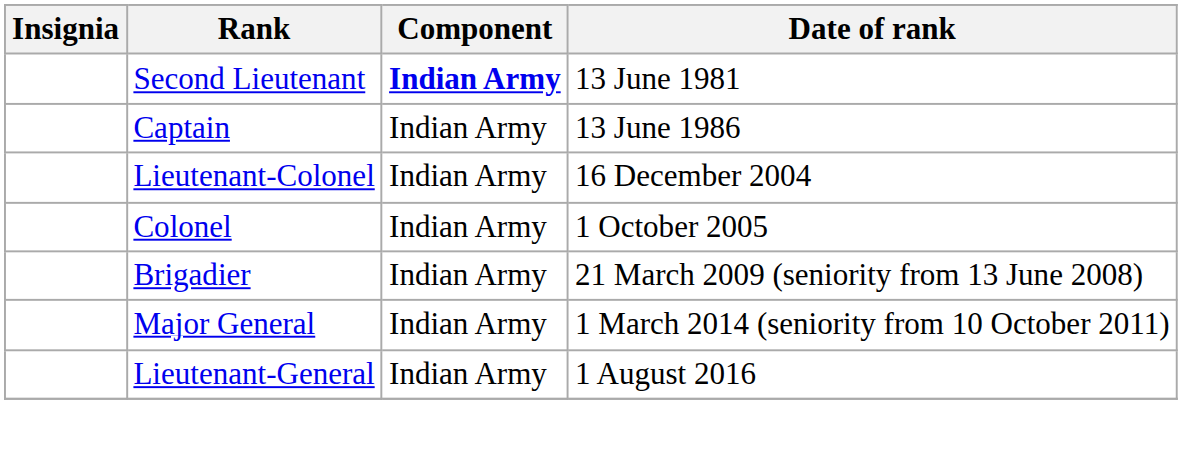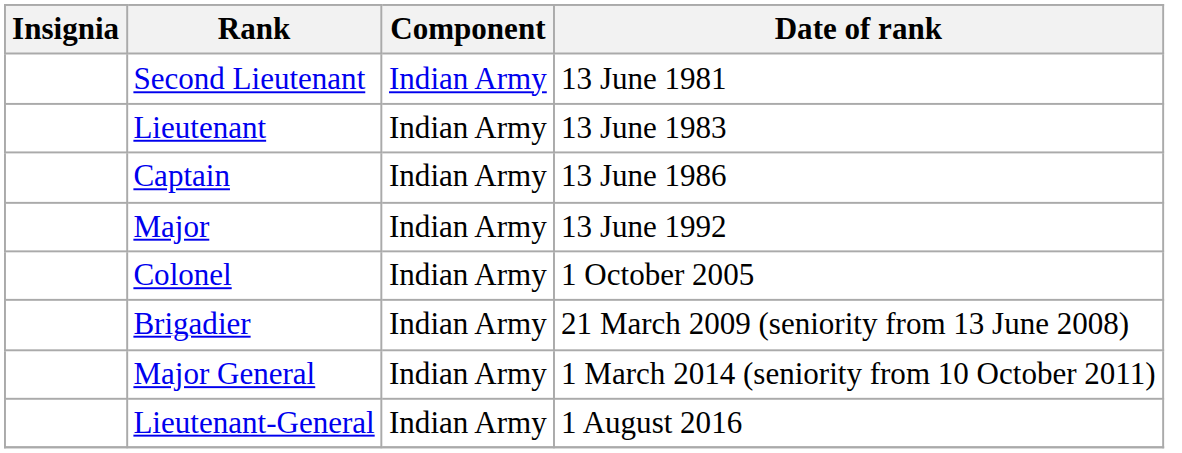(475, 78) bold -> (468, 78) normal
+ row: (200, 127)
+ row: (171, 226)
- row: (254, 176)
